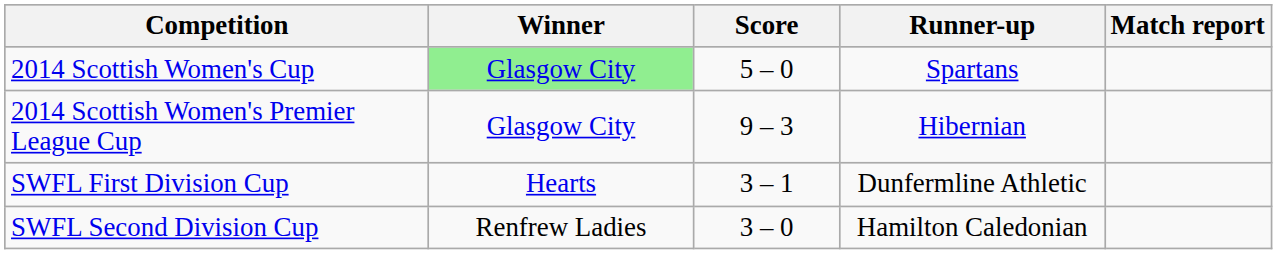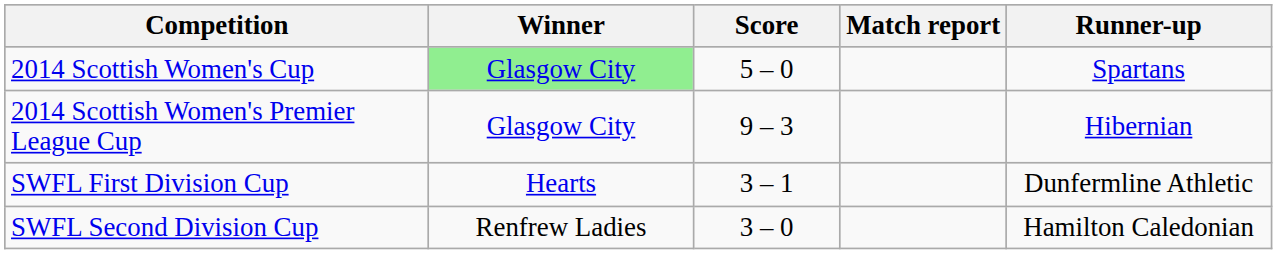columns swapped: (972, 25) <-> (1188, 25)
